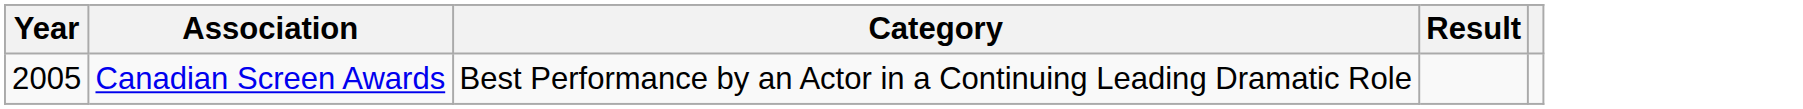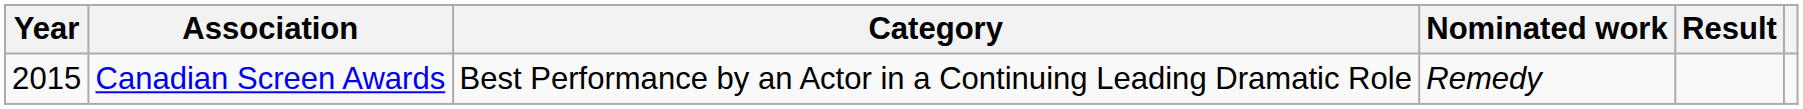+ column: (1547, 29)
(47, 78) 2005 -> (47, 78) 2015
